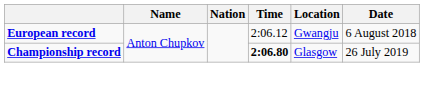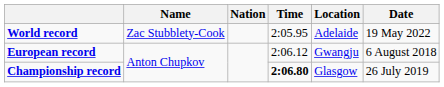+ row: (42, 33)
